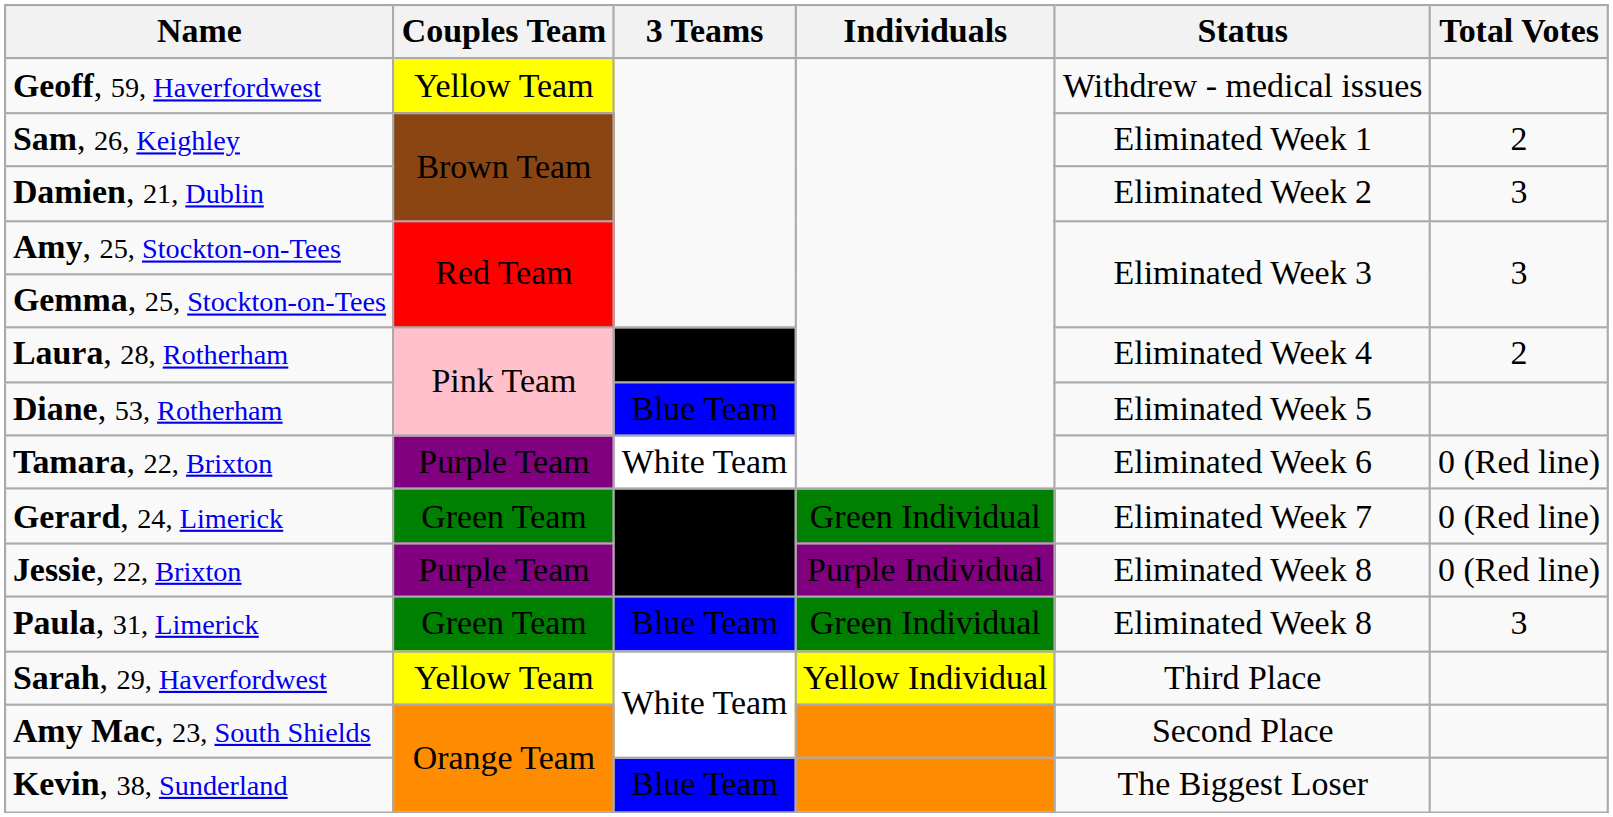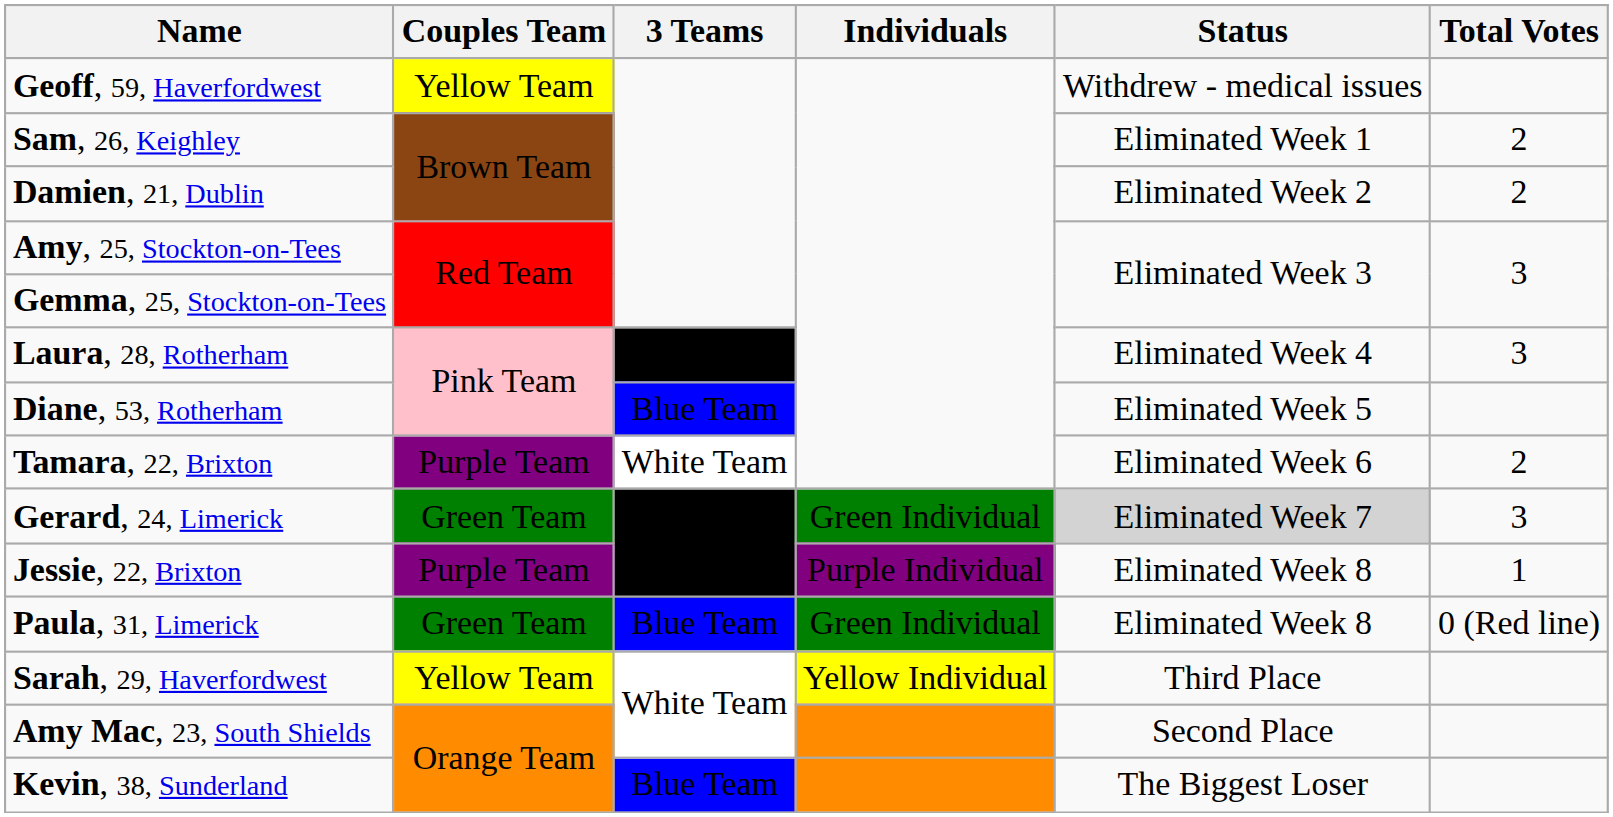(1519, 192) 3 -> (1519, 192) 2
(1519, 354) 2 -> (1519, 354) 3
(1519, 461) 0 (Red line) -> (1519, 461) 2
(1243, 515) no background -> (1243, 515) lightgrey background
(1519, 515) 0 (Red line) -> (1519, 515) 3
(1519, 569) 0 (Red line) -> (1519, 569) 1
(1519, 623) 3 -> (1519, 623) 0 (Red line)
